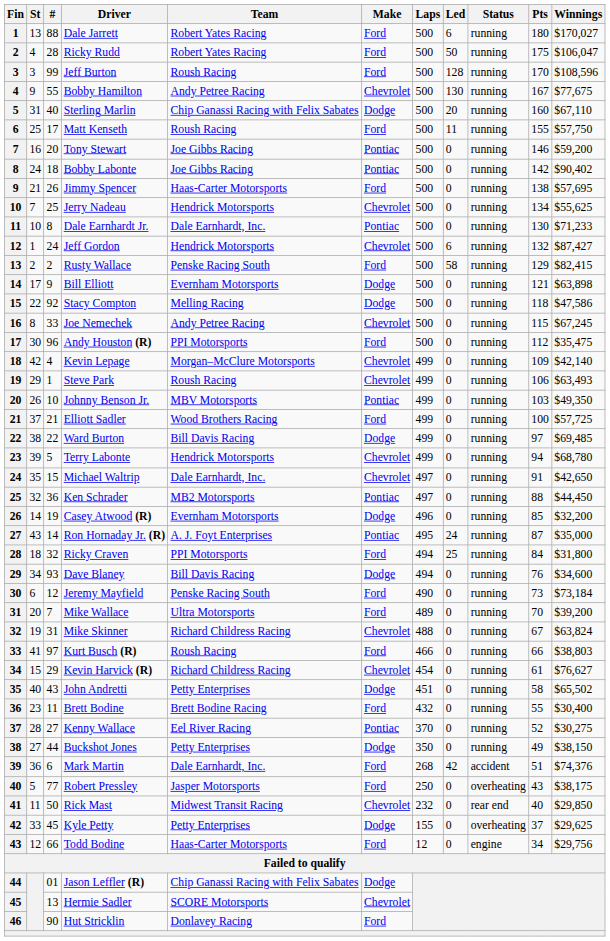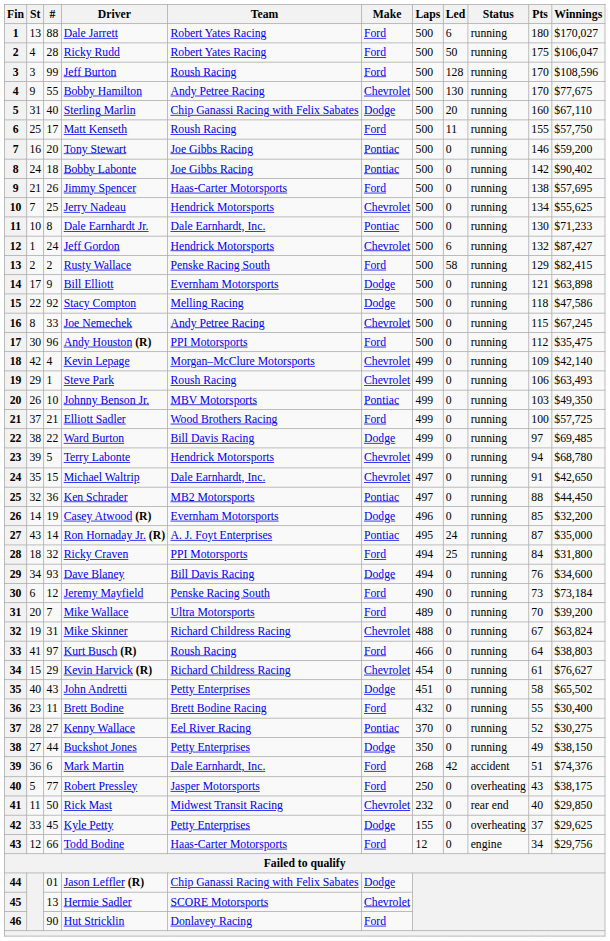(540, 91) 167 -> (540, 91) 170
(537, 651) 66 -> (537, 651) 64
